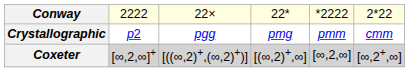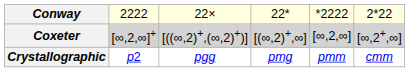rows swapped: (57, 55) <-> (57, 34)
